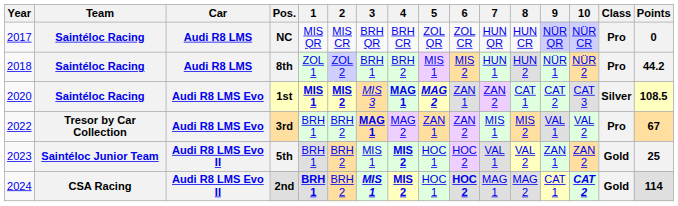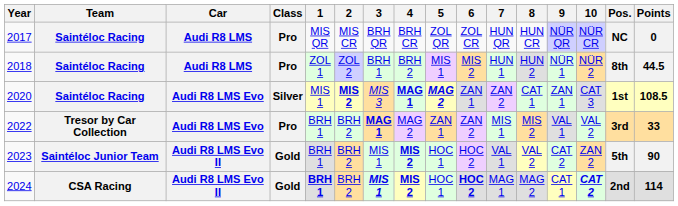columns swapped: (616, 14) <-> (284, 14)
(654, 67) 44.2 -> (654, 67) 44.5
(313, 97) bold -> (320, 97) normal
(555, 97) CAT 2 -> (562, 97) ZAN 1
(654, 127) 67 -> (654, 127) 33
(555, 157) ZAN 1 -> (562, 157) CAT 2
(654, 157) 25 -> (654, 157) 90
